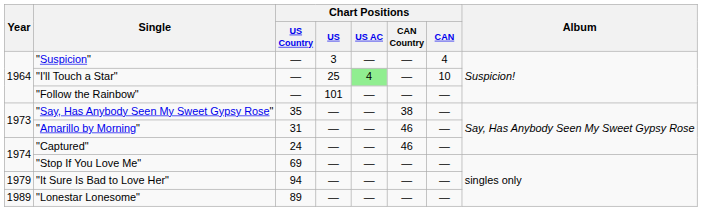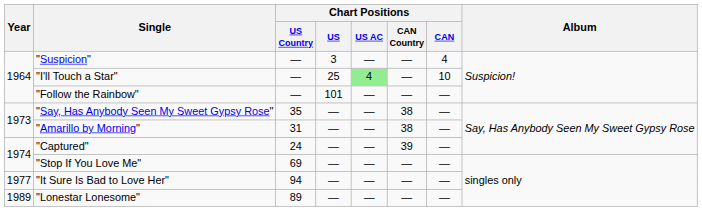(407, 128) 46 -> (407, 128) 38
(407, 146) 46 -> (407, 146) 39
(19, 180) 1979 -> (19, 180) 1977
